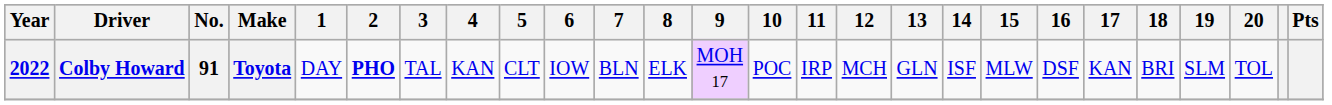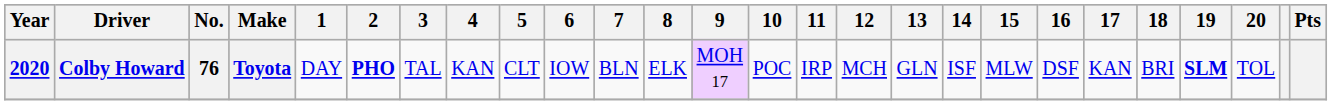(30, 68) 2022 -> (30, 68) 2020
(209, 68) 91 -> (209, 68) 76
(1205, 68) normal -> (1206, 68) bold
